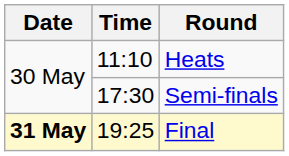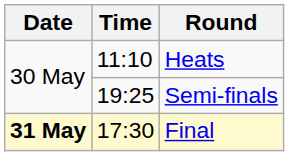(125, 95) 17:30 -> (125, 95) 19:25
(125, 131) 19:25 -> (125, 131) 17:30
